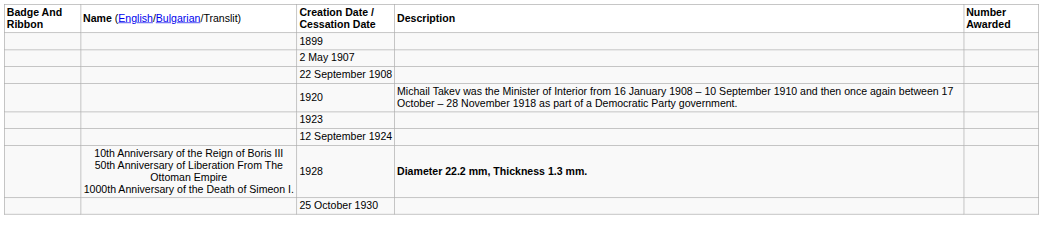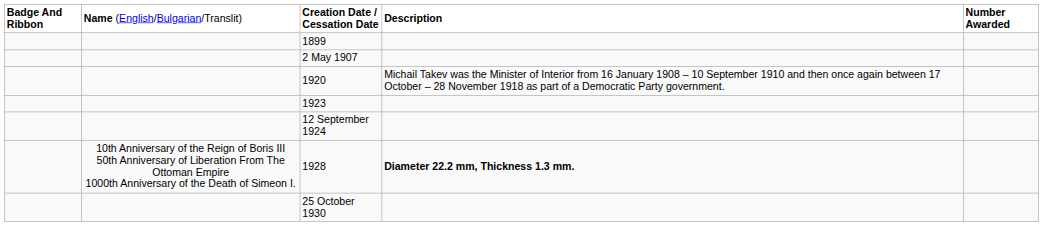- row: (346, 74)
